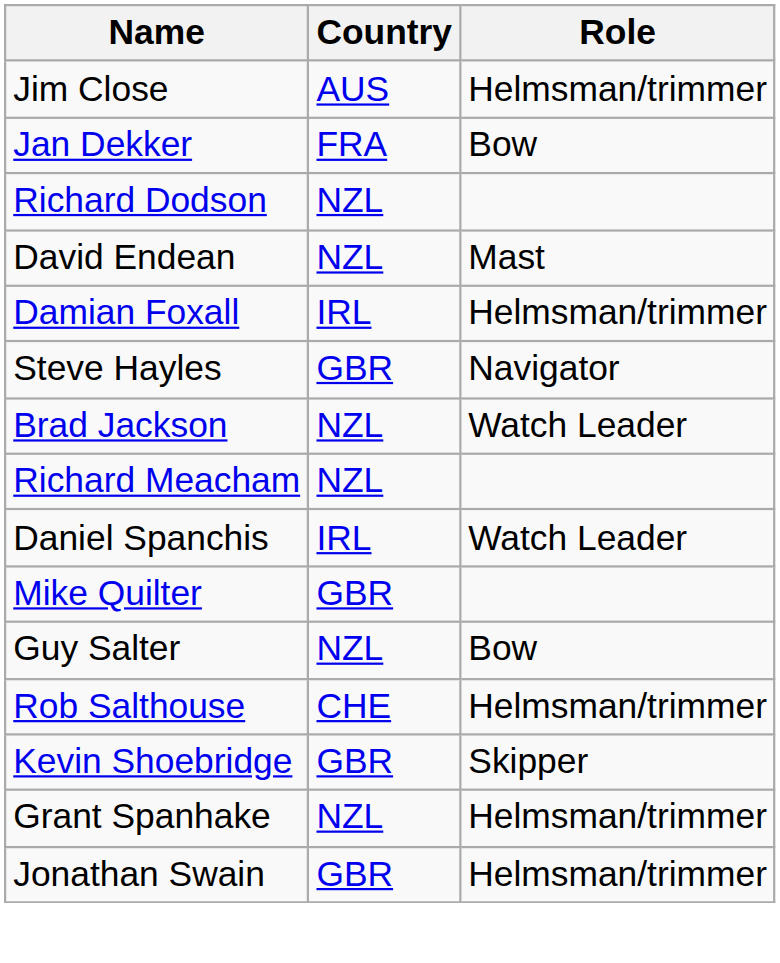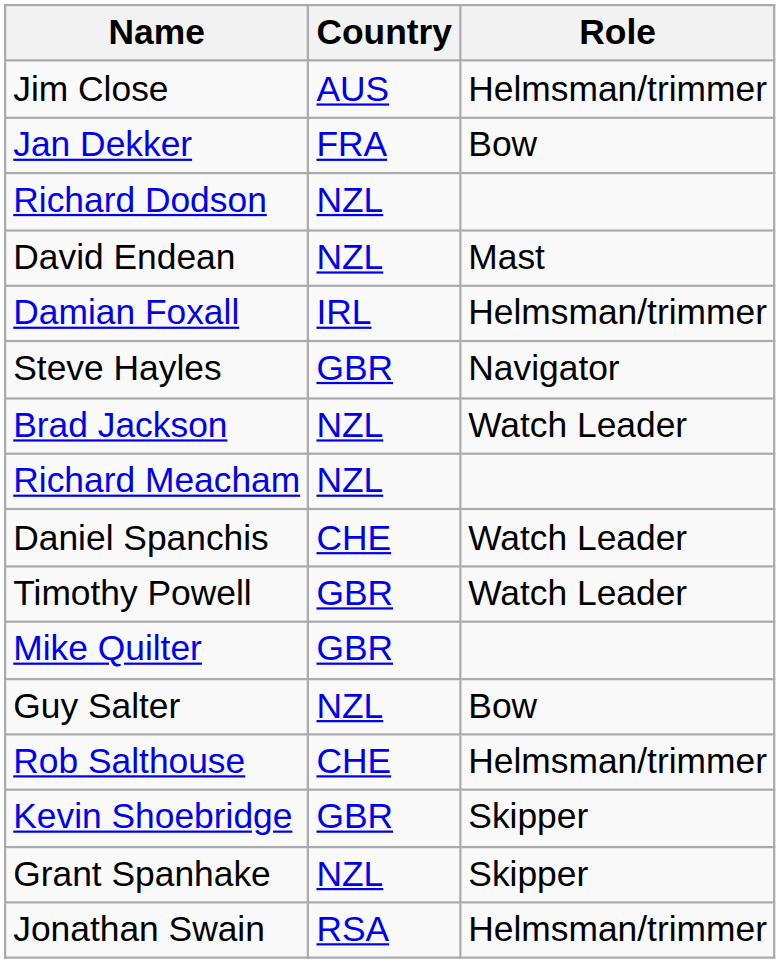(344, 537) IRL -> (354, 537) CHE
+ row: (132, 593)
(618, 817) Helmsman/trimmer -> (528, 873) Skipper
(355, 873) GBR -> (353, 929) RSA
